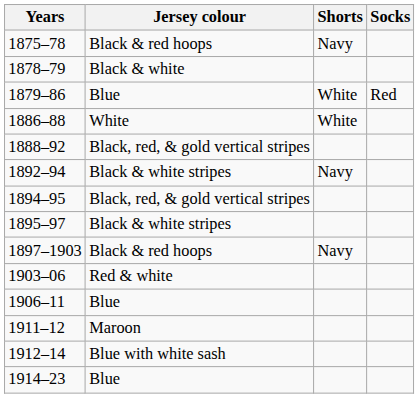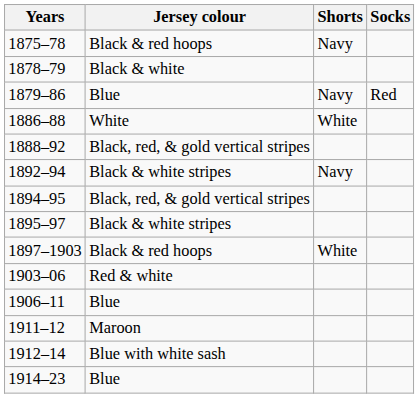(337, 95) White -> (335, 95) Navy
(335, 250) Navy -> (337, 250) White
